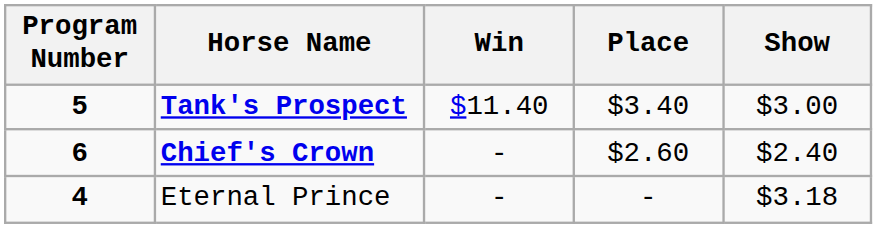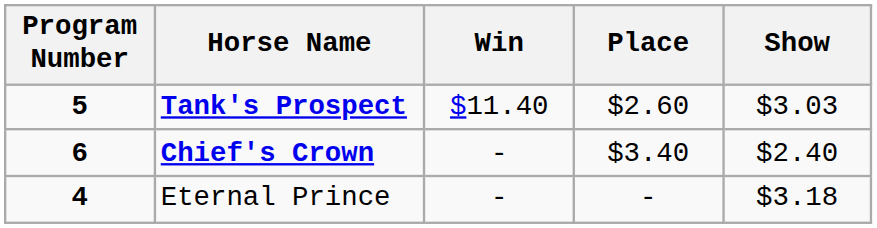(648, 107) $3.40 -> (648, 107) $2.60
(797, 107) $3.00 -> (797, 107) $3.03
(648, 153) $2.60 -> (648, 153) $3.40
